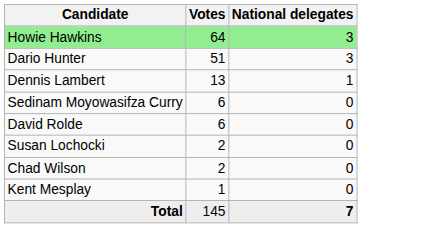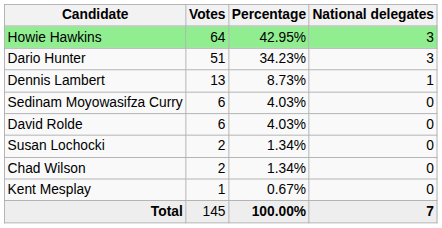+ column: (269, 15)
